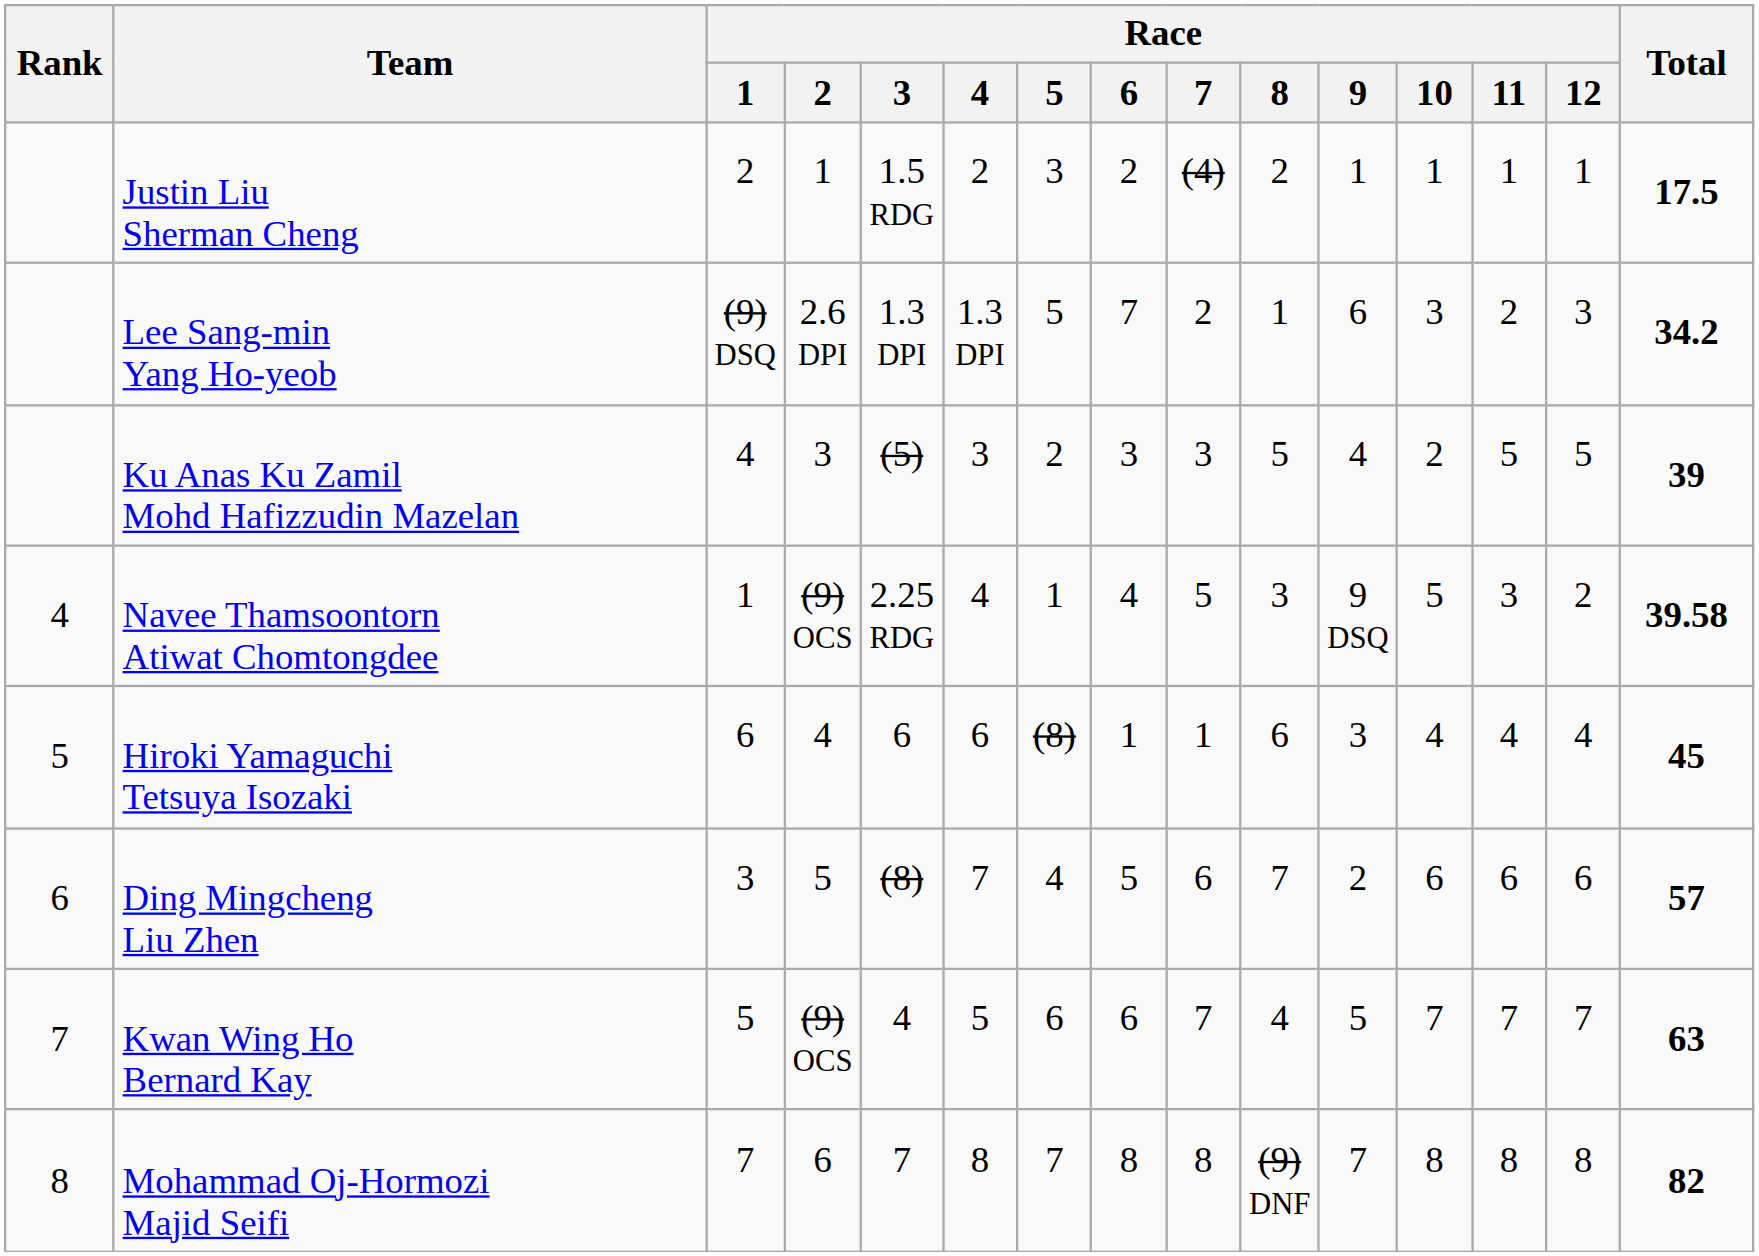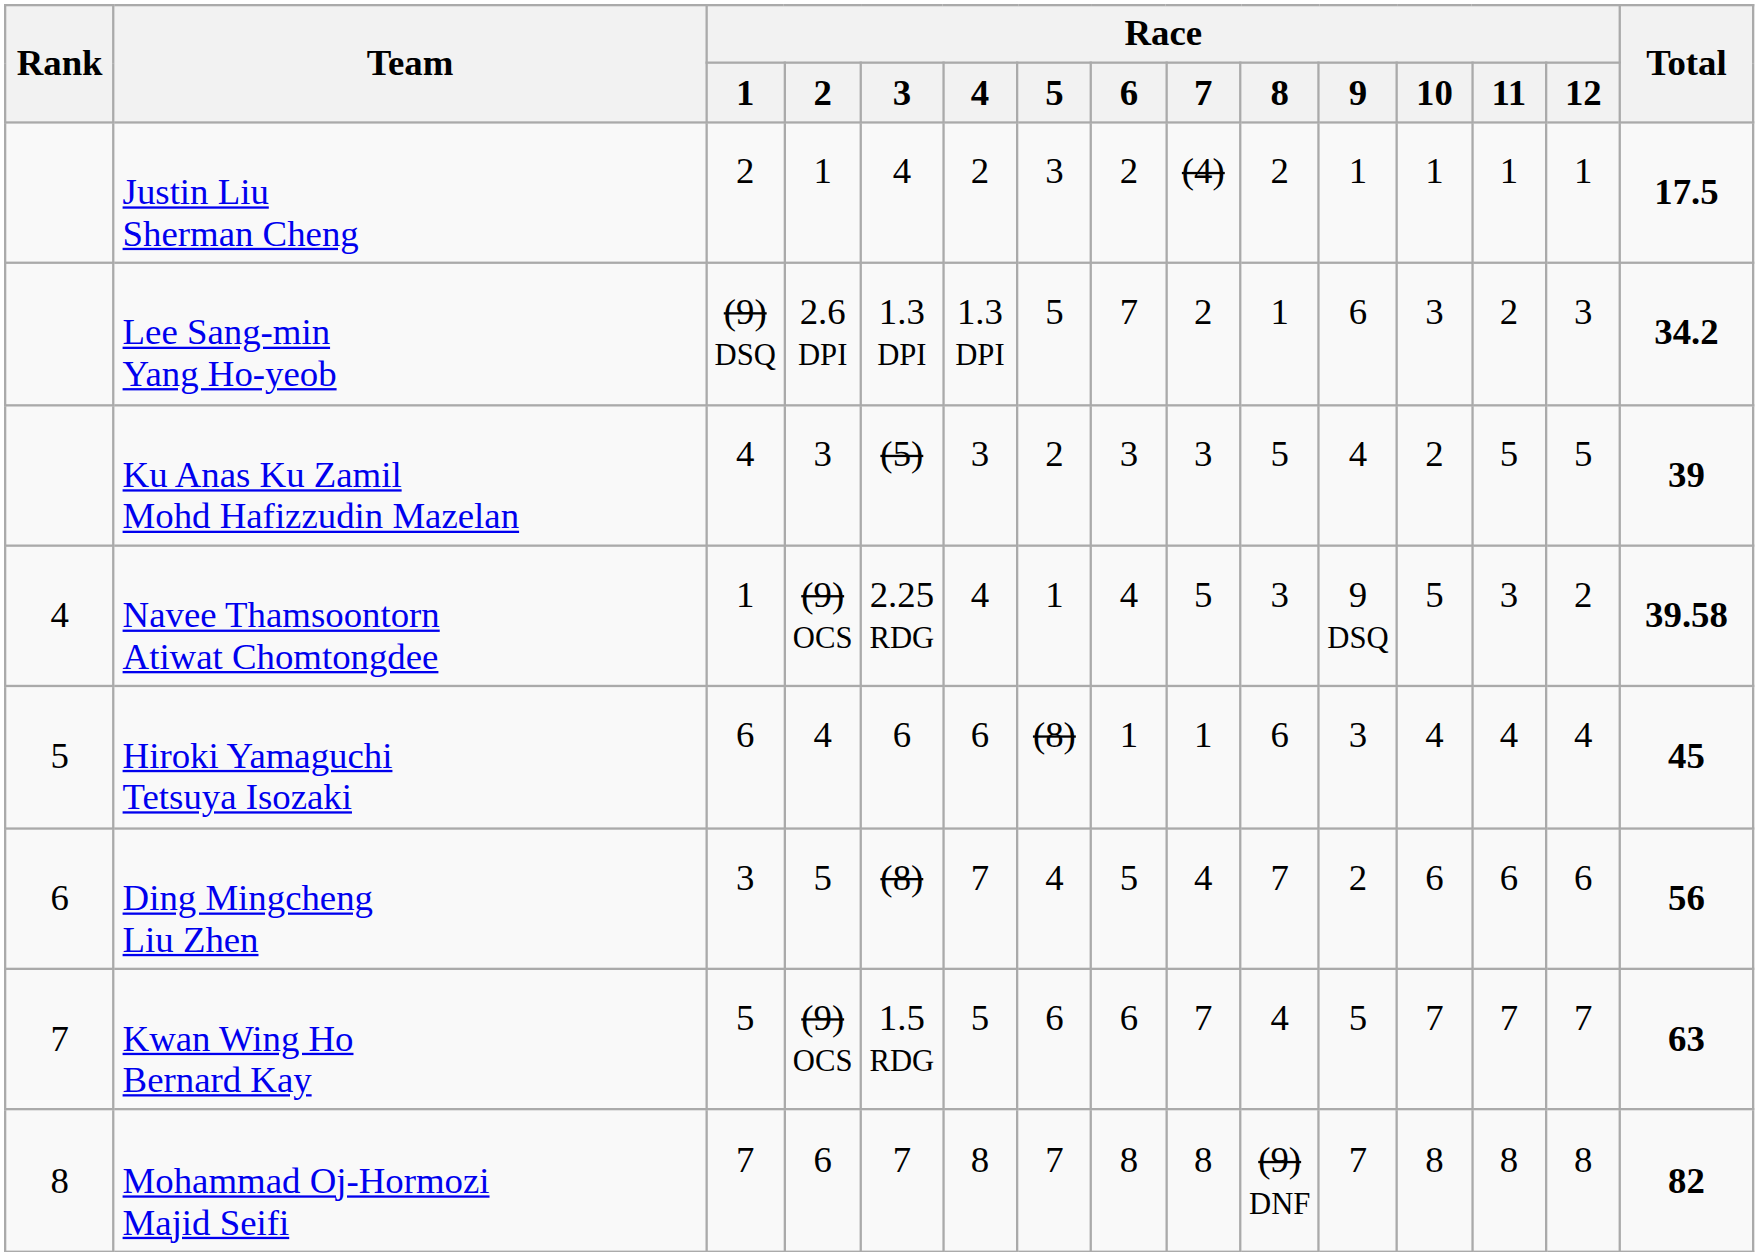(902, 191) 1.5 RDG -> (902, 191) 4
(1203, 897) 6 -> (1203, 897) 4
(1687, 897) 57 -> (1687, 897) 56
(902, 1038) 4 -> (902, 1038) 1.5 RDG
